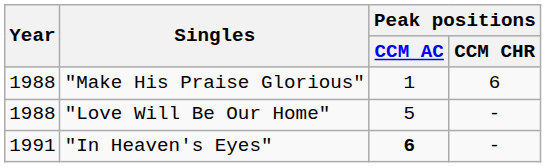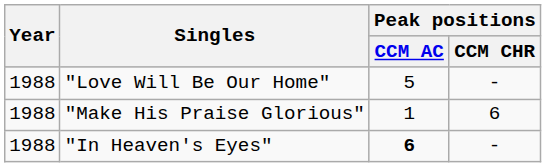rows swapped: (215, 83) <-> (197, 114)
(32, 146) 1991 -> (32, 146) 1988
